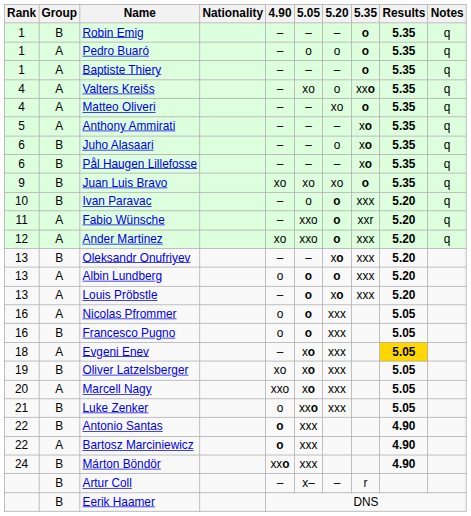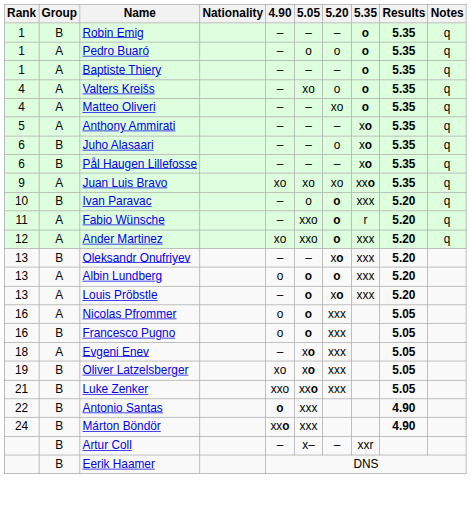(365, 88) xxo -> (365, 88) o
(59, 182) B -> (59, 182) A
(365, 182) o -> (365, 182) xxo
(365, 220) xxr -> (365, 220) r
(404, 351) gold background -> (404, 351) no background
- row: (117, 389)
(280, 408) o -> (280, 389) xxo
- row: (138, 445)
(365, 483) r -> (365, 445) xxr
